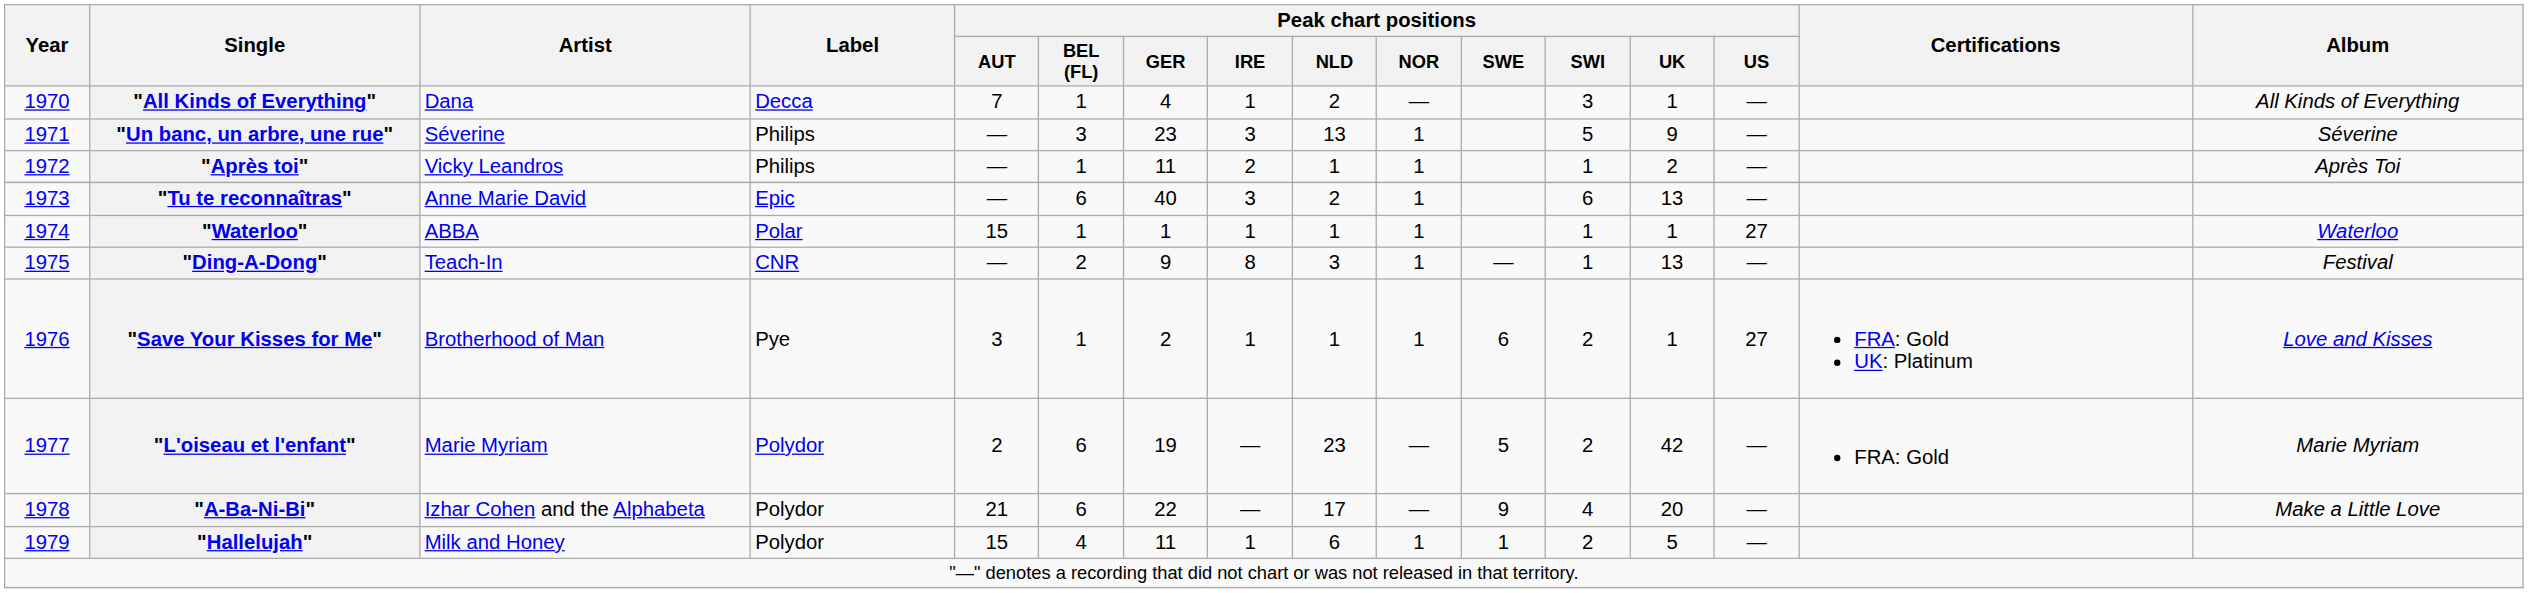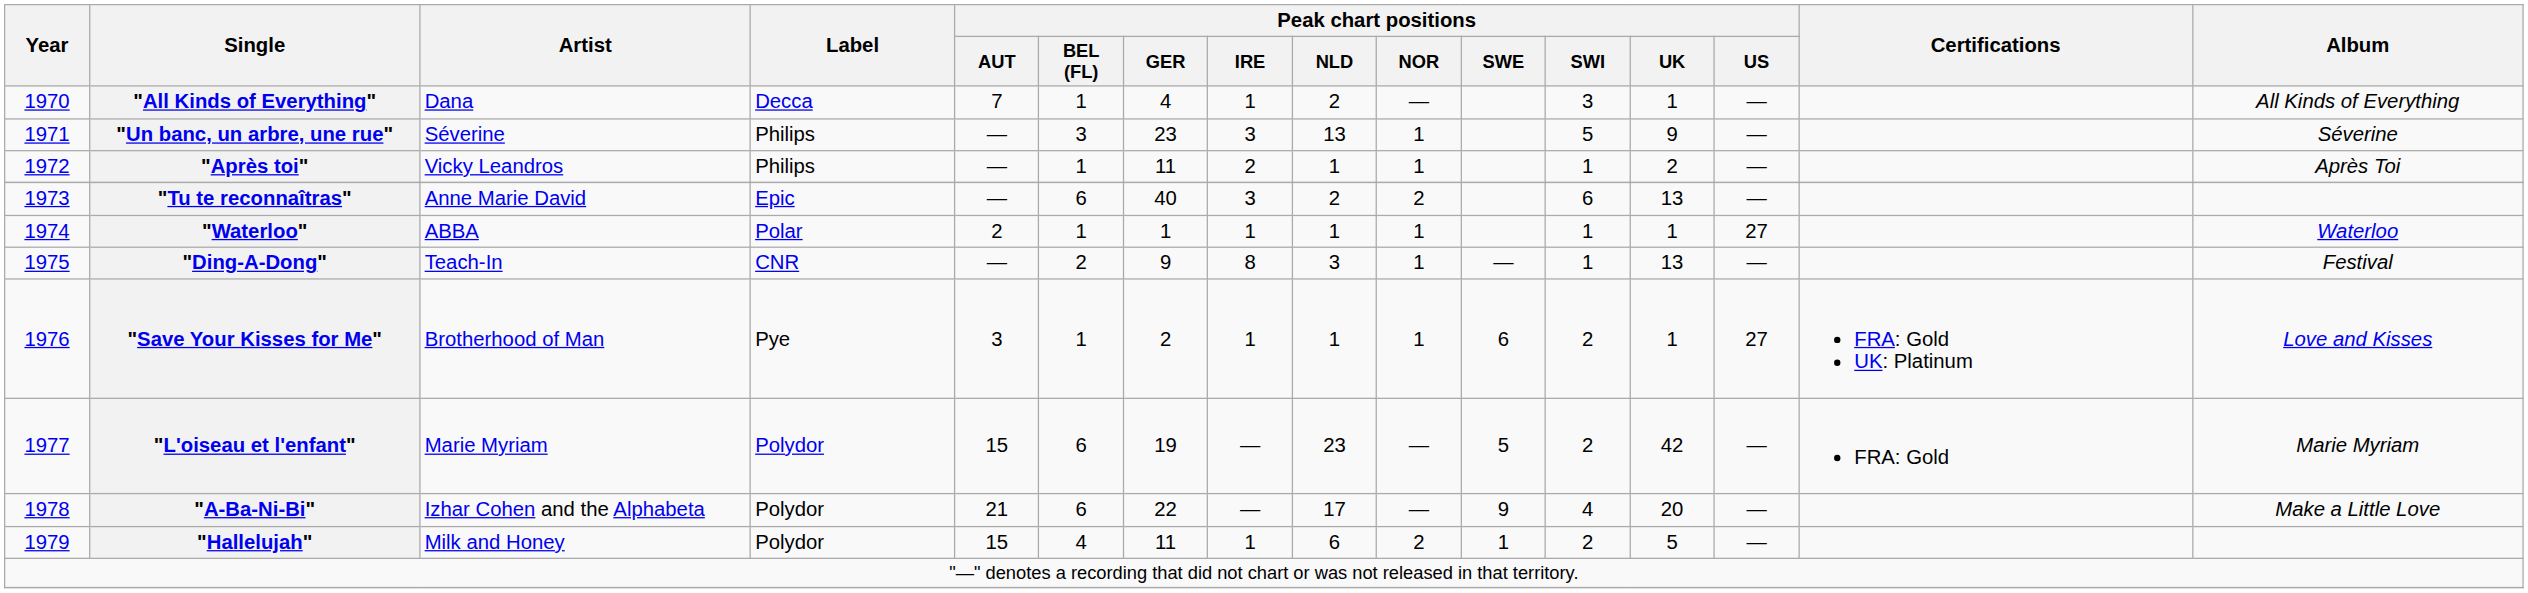(1419, 198) 1 -> (1419, 198) 2
(997, 230) 15 -> (997, 230) 2
(997, 445) 2 -> (997, 445) 15
(1419, 541) 1 -> (1419, 541) 2
